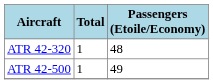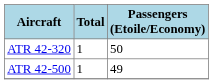(116, 48) 48 -> (116, 48) 50
